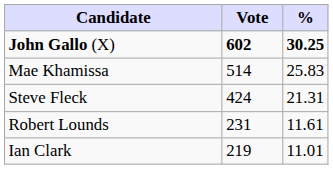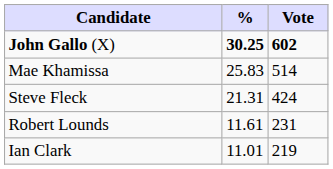columns swapped: (252, 17) <-> (305, 17)
